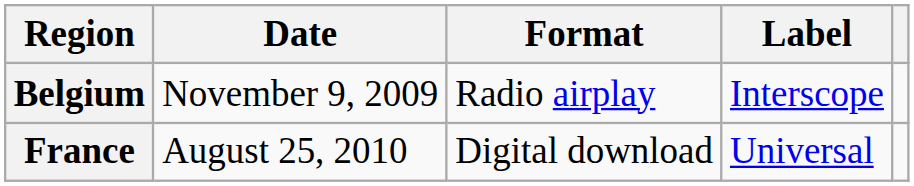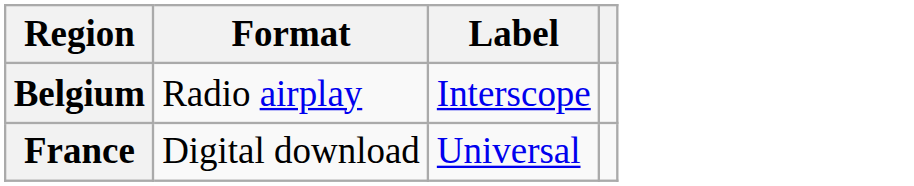- column: (300, 33)
